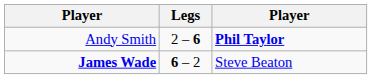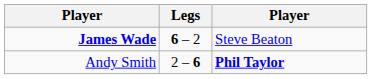rows swapped: (121, 39) <-> (117, 62)
